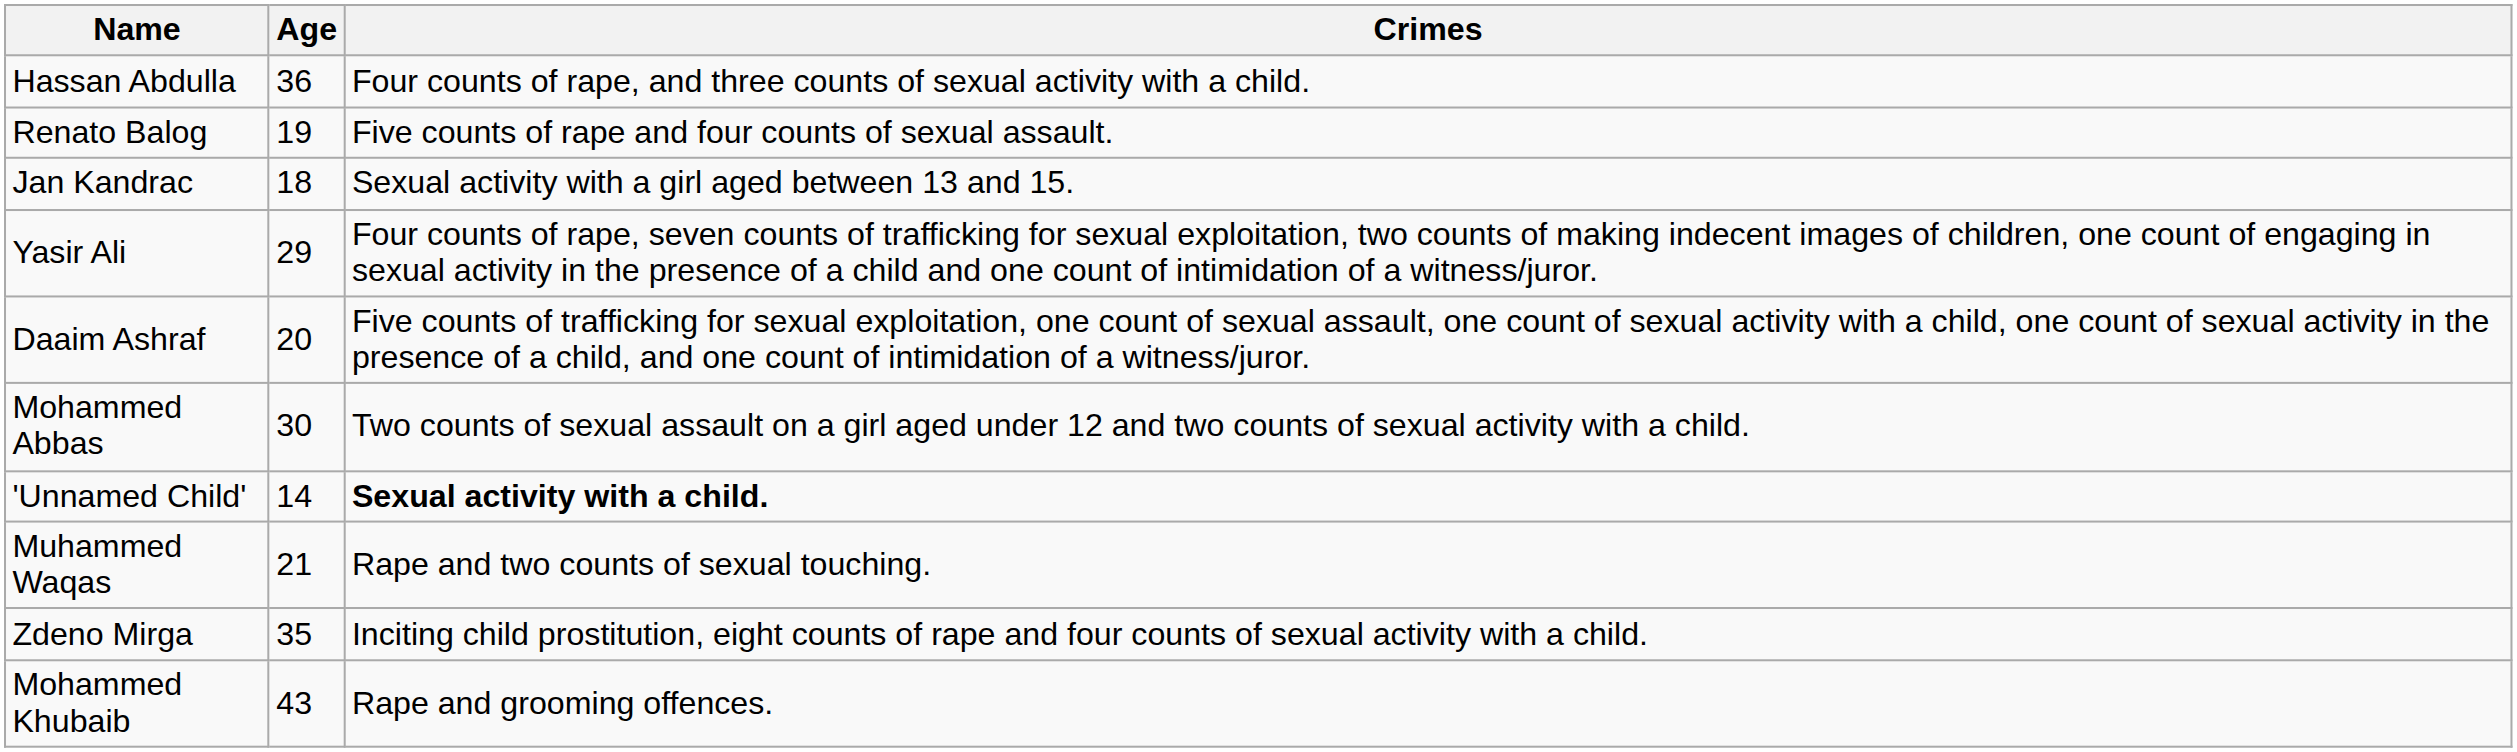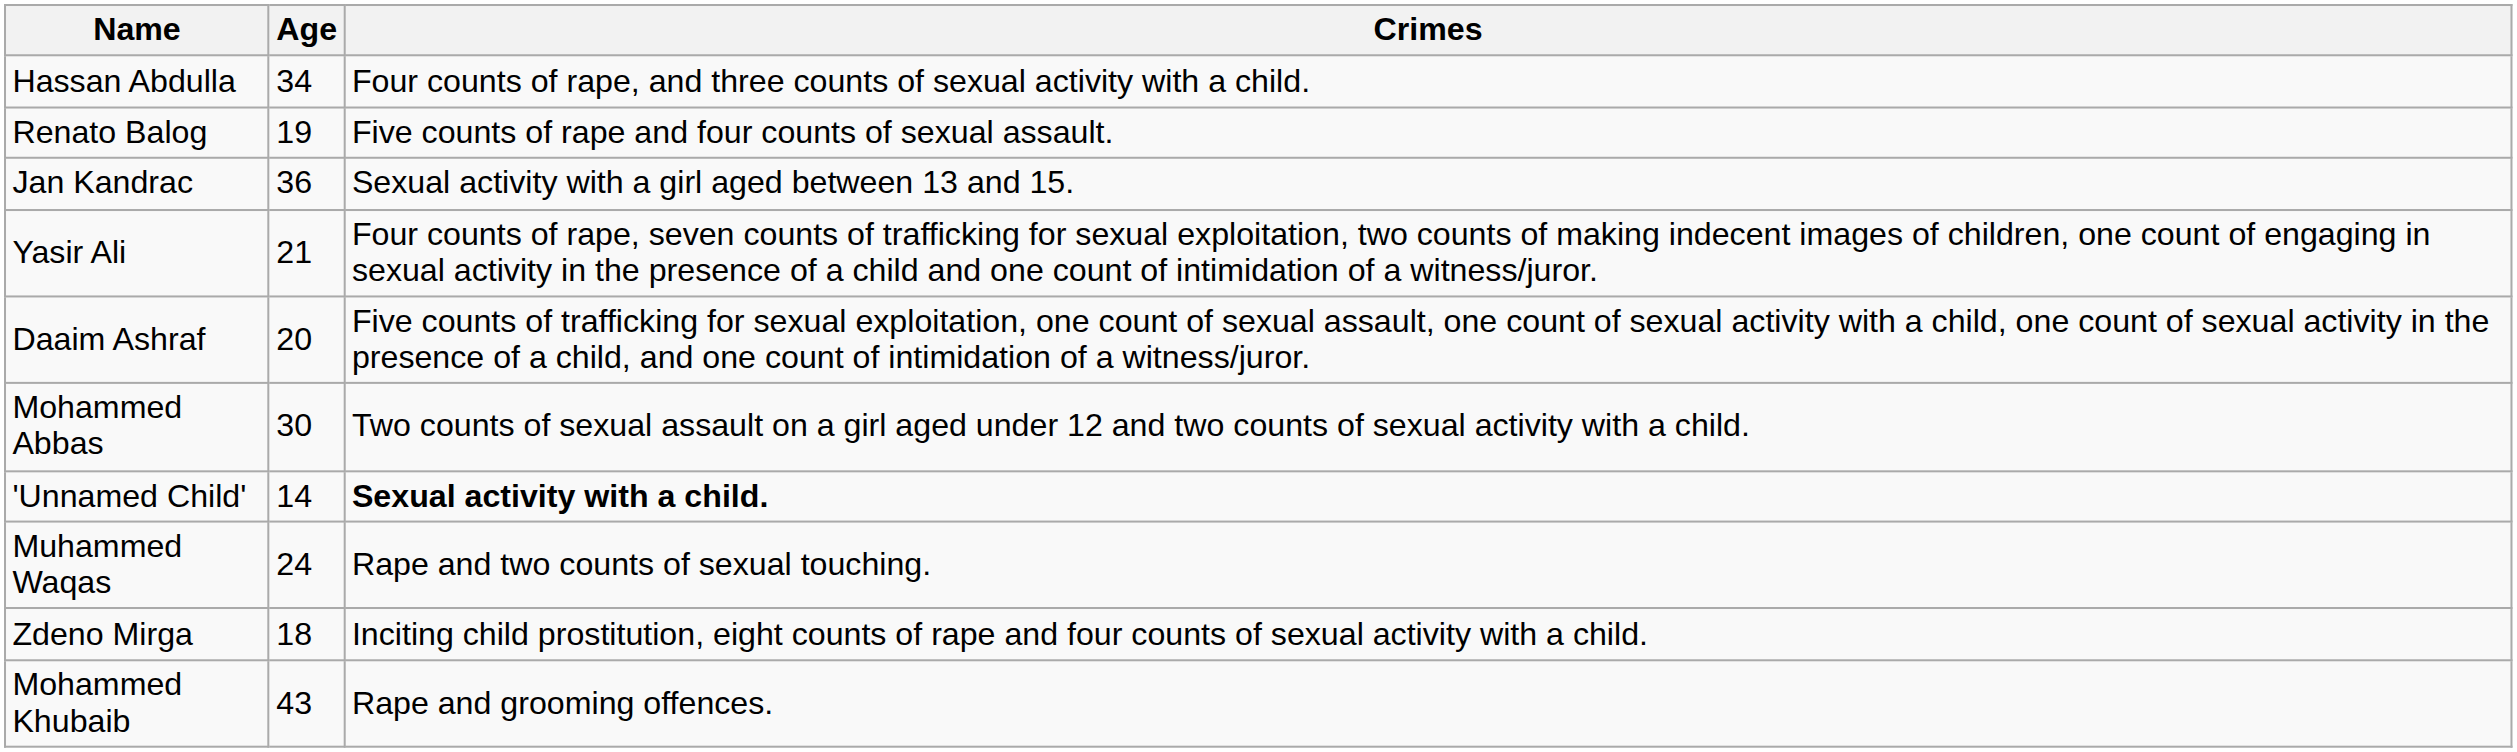(294, 81) 36 -> (294, 81) 34
(294, 183) 18 -> (294, 183) 36
(294, 252) 29 -> (294, 252) 21
(294, 564) 21 -> (294, 564) 24
(294, 633) 35 -> (294, 633) 18
